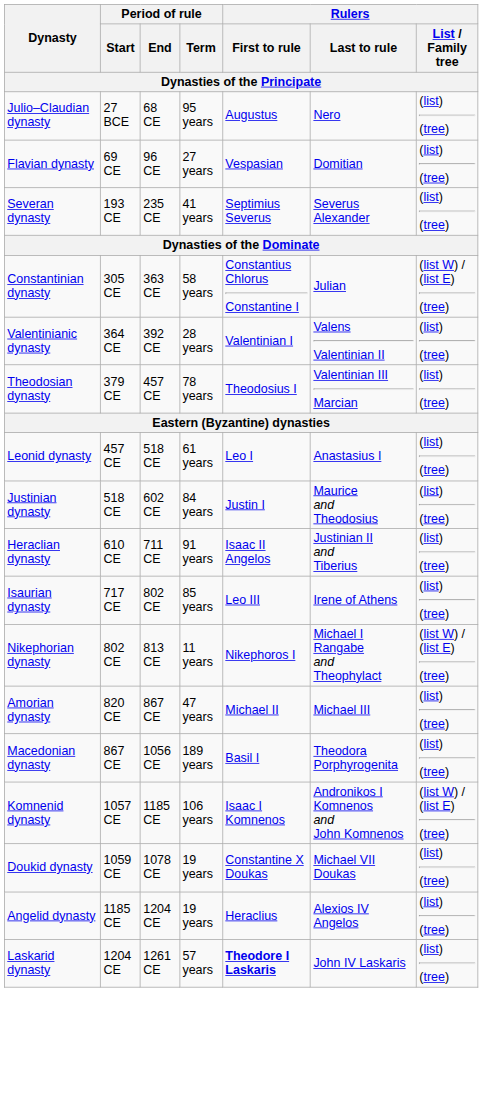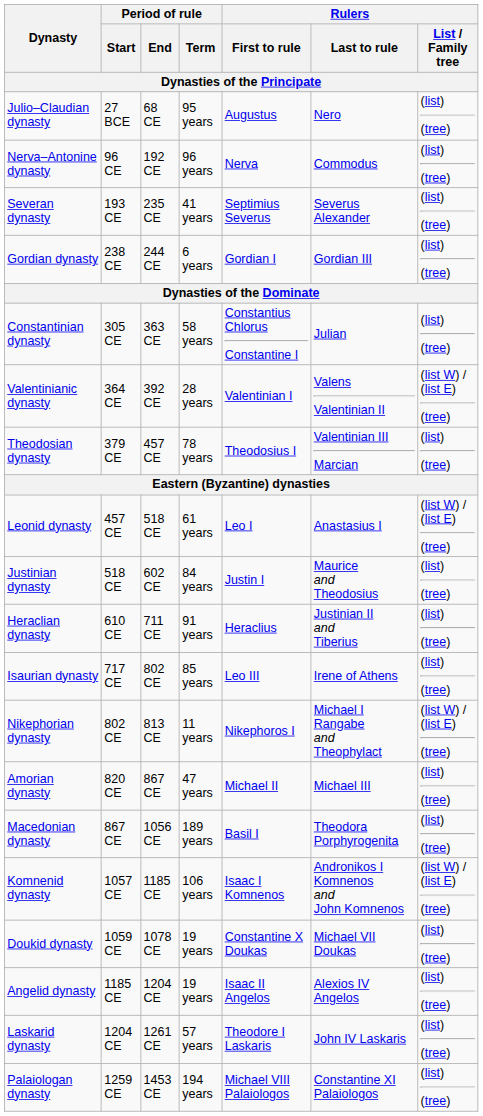- row: (51, 163)
+ row: (52, 163)
+ row: (53, 259)
(447, 286) (list W) / (list E) (tree) -> (448, 334) (list) (tree)
(447, 341) (list) (tree) -> (448, 396) (list W) / (list E) (tree)
(447, 456) (list) (tree) -> (448, 525) (list W) / (list E) (tree)
(248, 552) Isaac II Angelos -> (251, 628) Heraclius
(251, 915) Heraclius -> (247, 991) Isaac II Angelos
(257, 963) bold -> (255, 1039) normal
+ row: (40, 1087)
